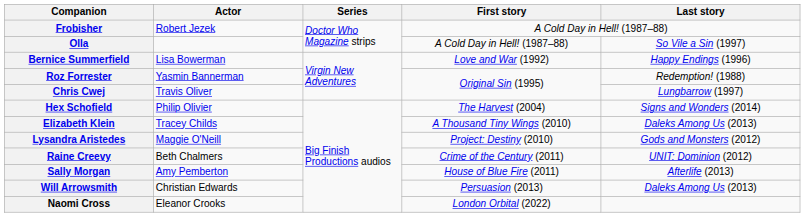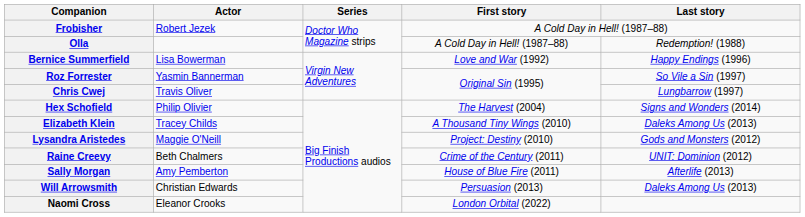(701, 44) So Vile a Sin (1997) -> (701, 44) Redemption! (1988)
(701, 76) Redemption! (1988) -> (701, 76) So Vile a Sin (1997)
